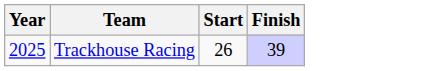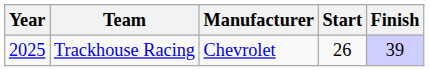+ column: (259, 19)
